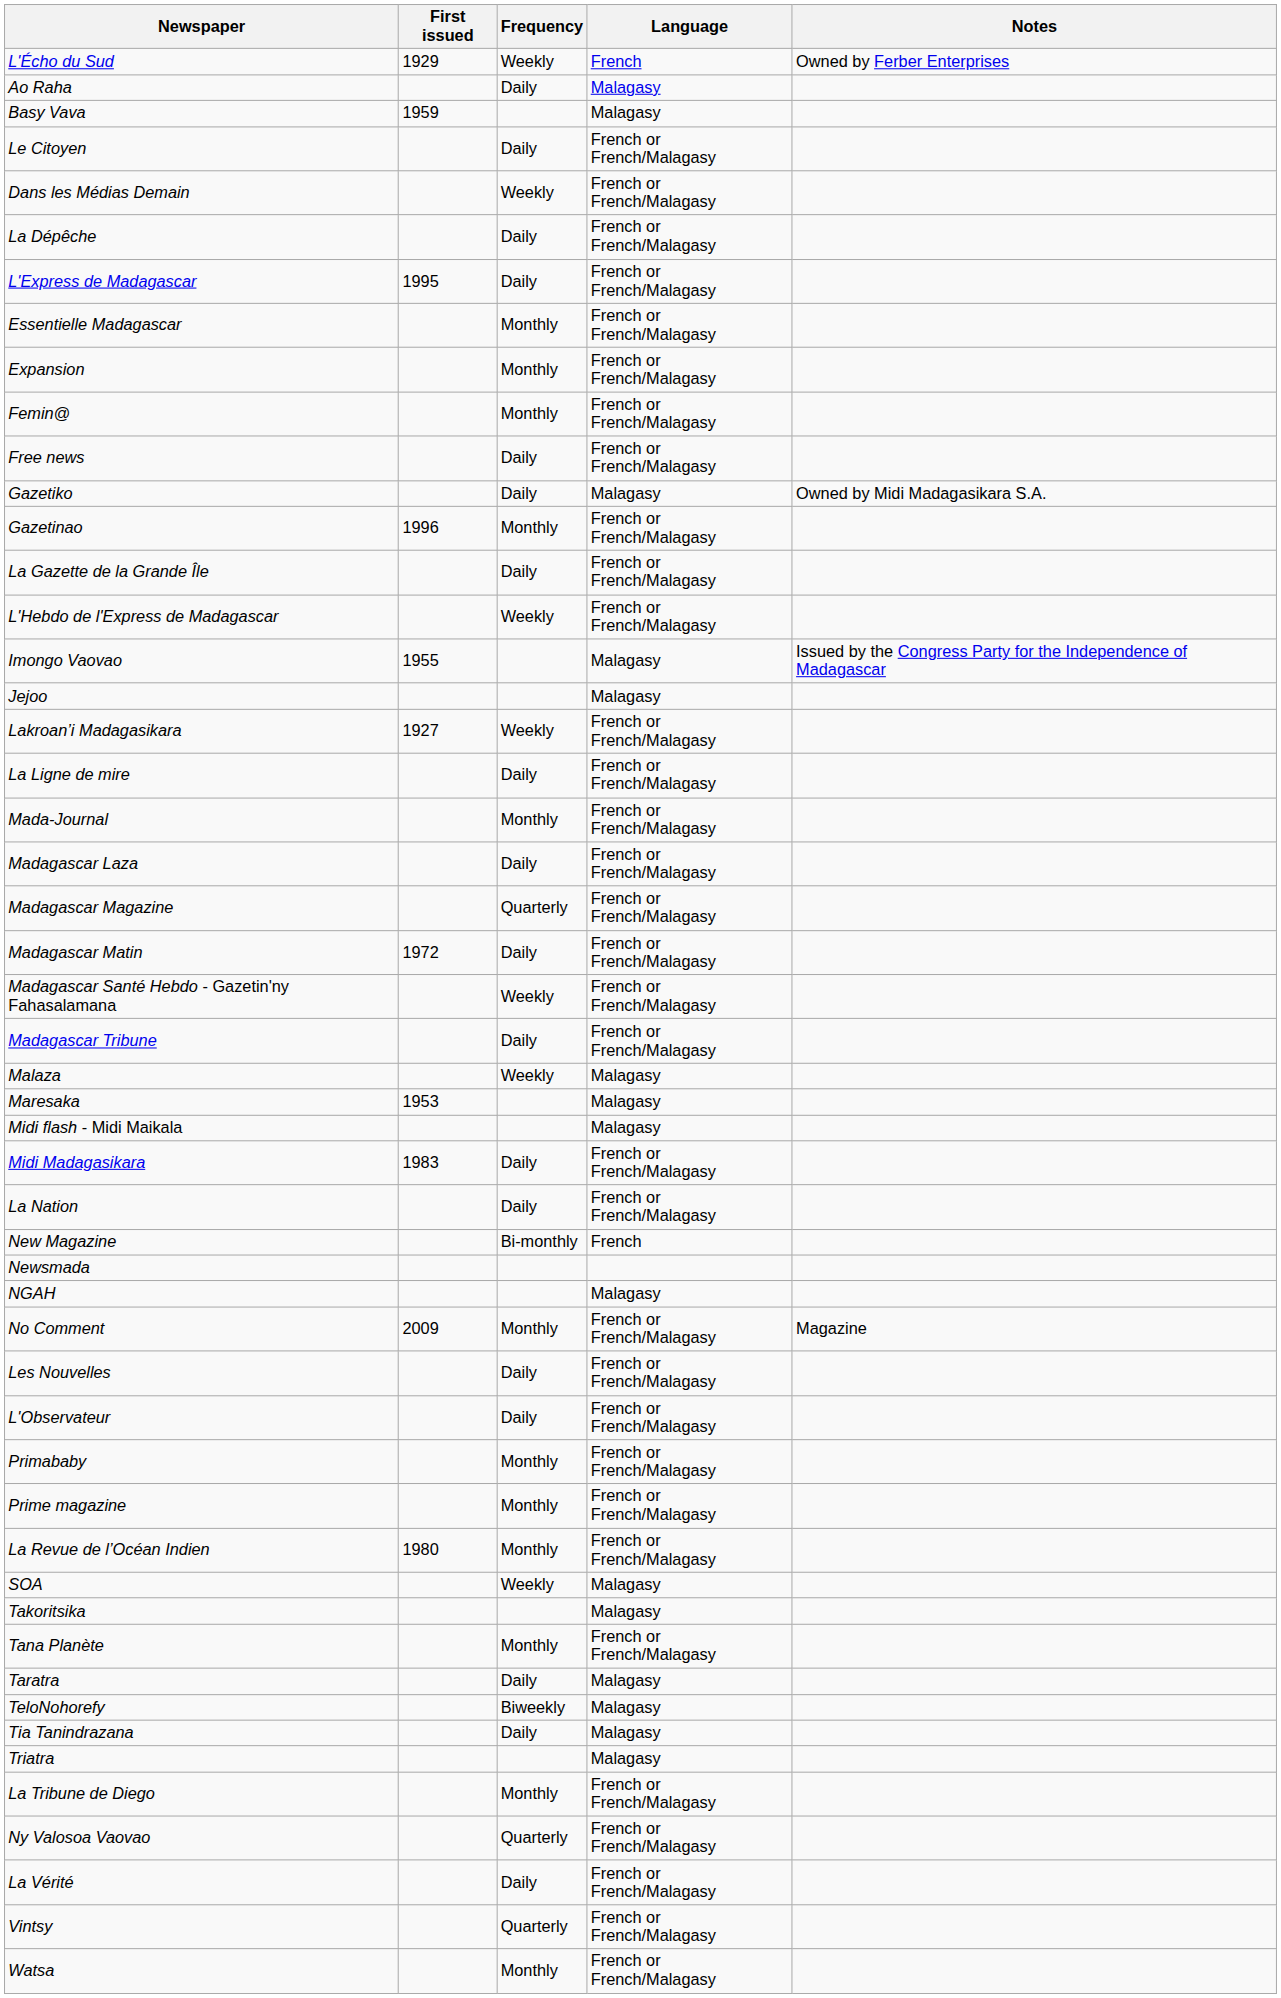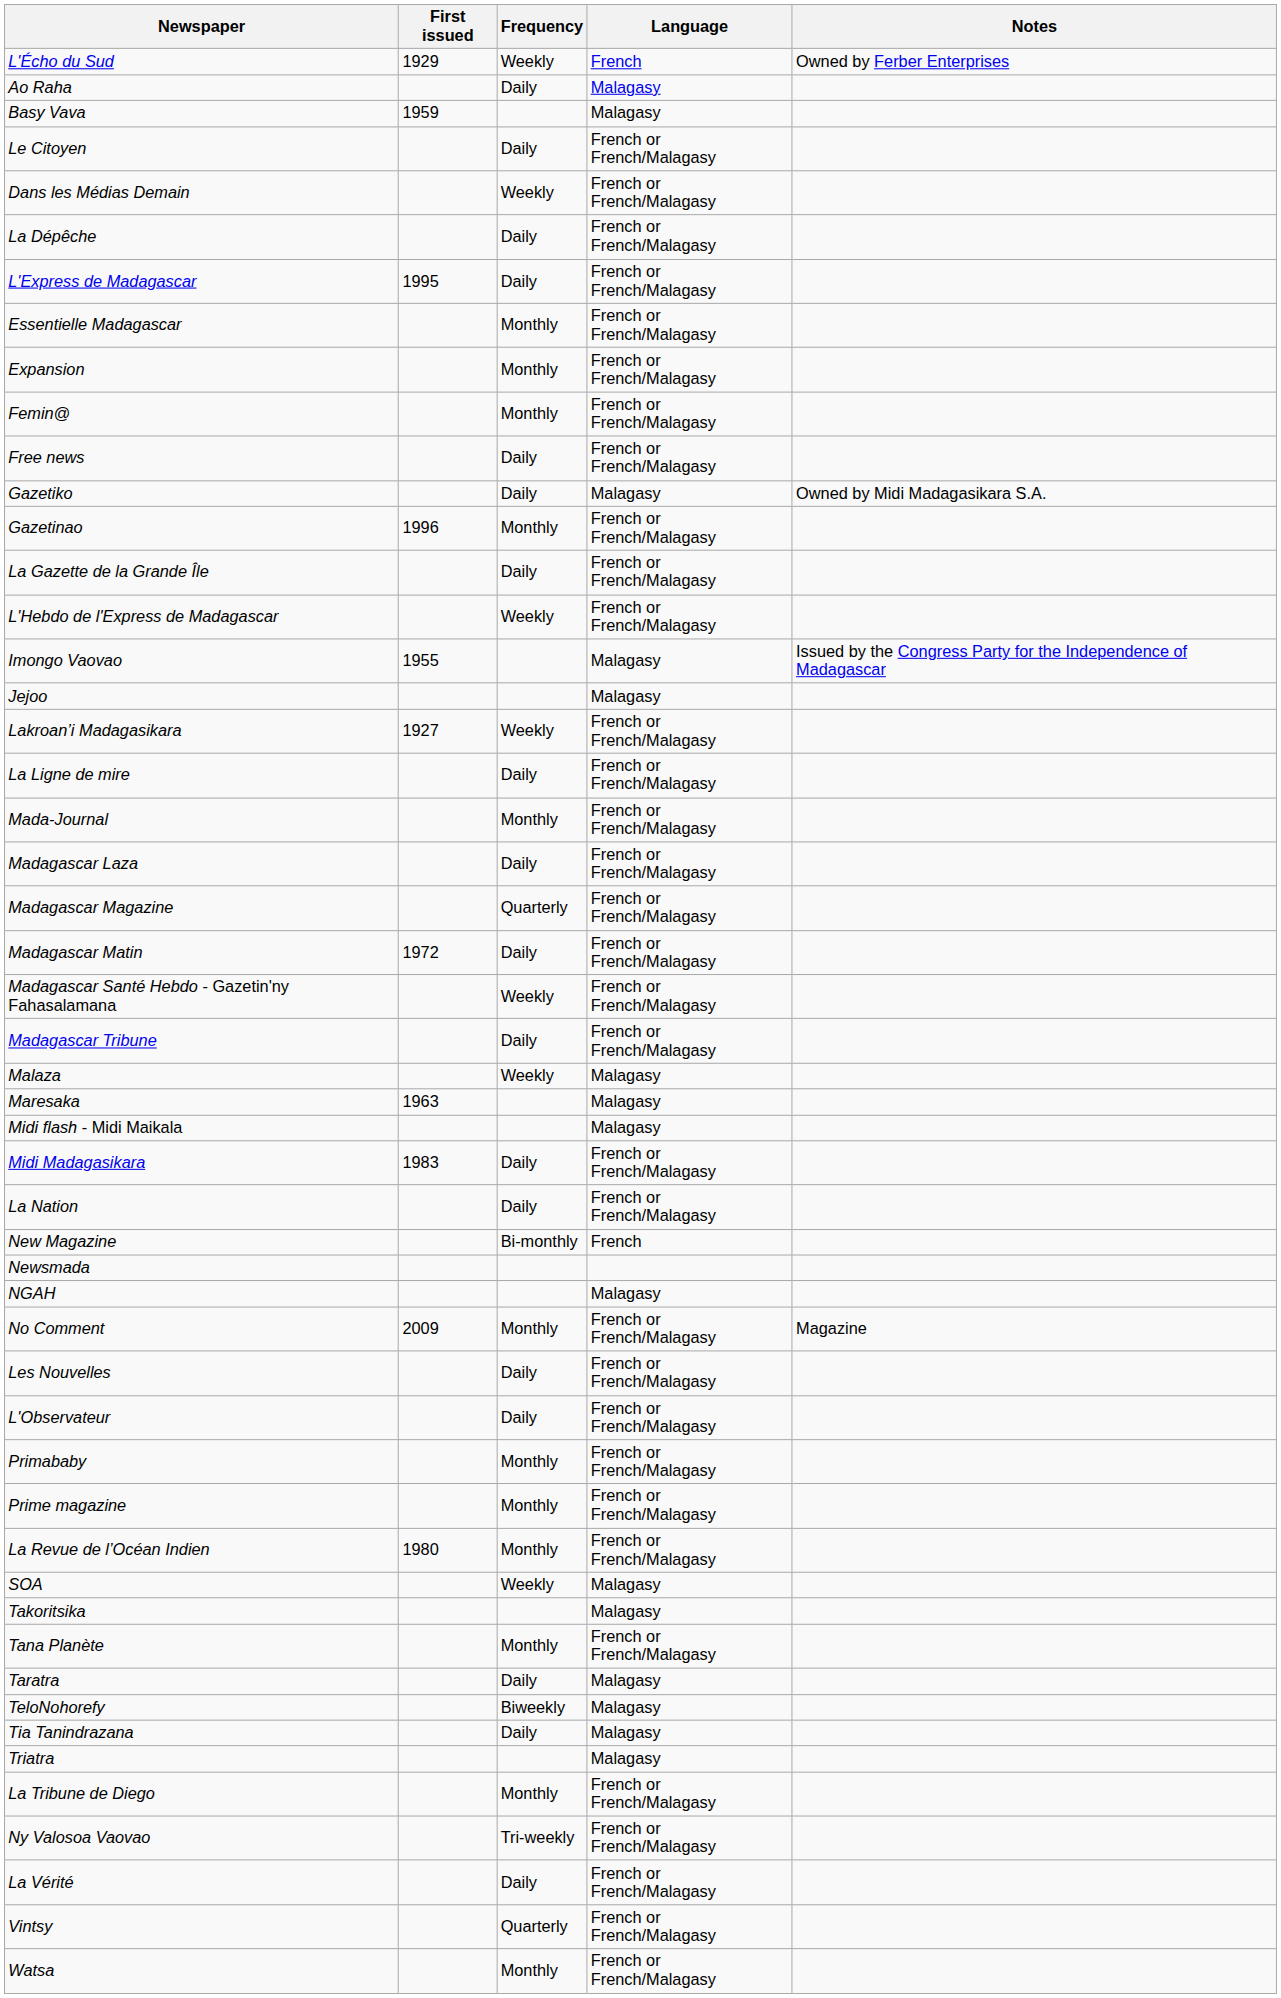(421, 1101) 1953 -> (421, 1101) 1963
(534, 1838) Quarterly -> (538, 1838) Tri-weekly
